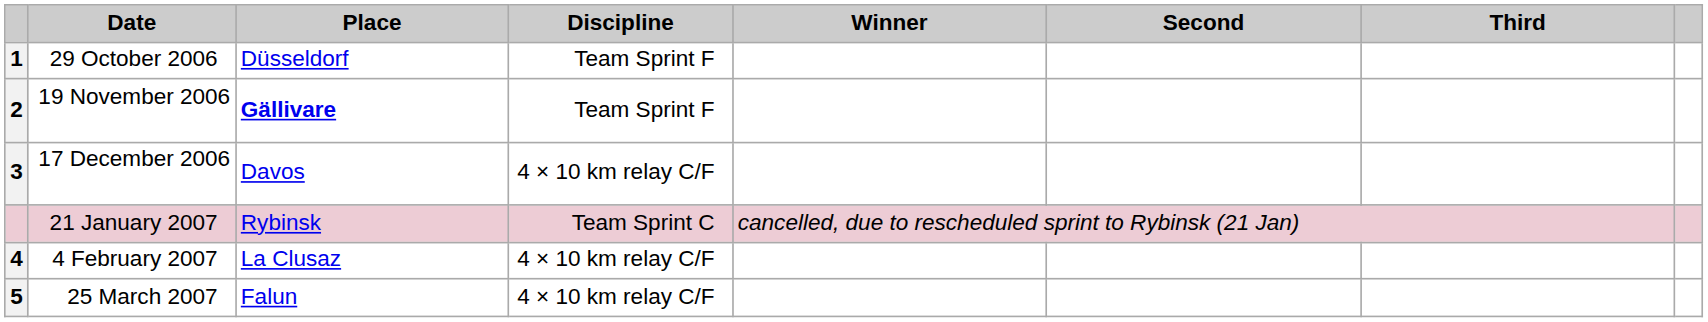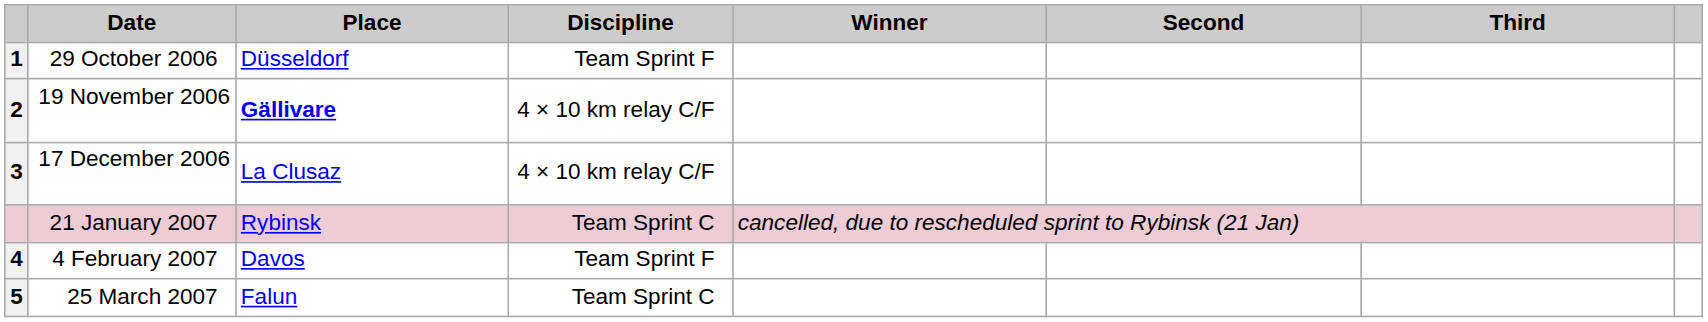(651, 109) Team Sprint F -> (622, 109) 4 × 10 km relay C/F
(273, 172) Davos -> (291, 172) La Clusaz
(291, 259) La Clusaz -> (273, 259) Davos
(622, 259) 4 × 10 km relay C/F -> (651, 259) Team Sprint F
(622, 296) 4 × 10 km relay C/F -> (649, 296) Team Sprint C
